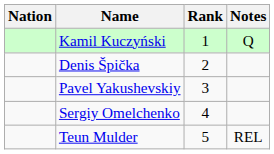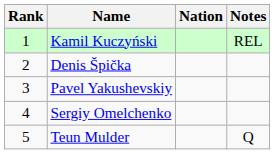columns swapped: (205, 16) <-> (30, 16)
(248, 40) Q -> (248, 40) REL
(248, 137) REL -> (248, 137) Q
